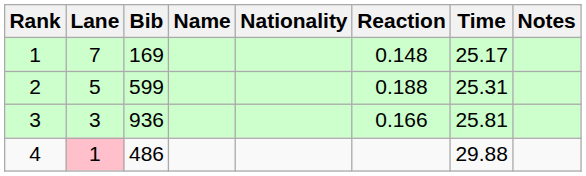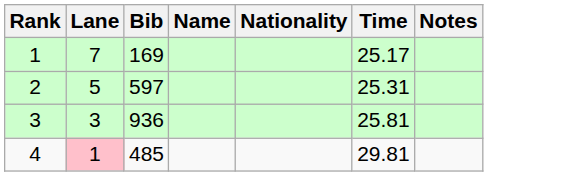- column: (401, 21)
(146, 87) 599 -> (146, 87) 597
(146, 154) 486 -> (146, 154) 485
(482, 154) 29.88 -> (383, 154) 29.81
